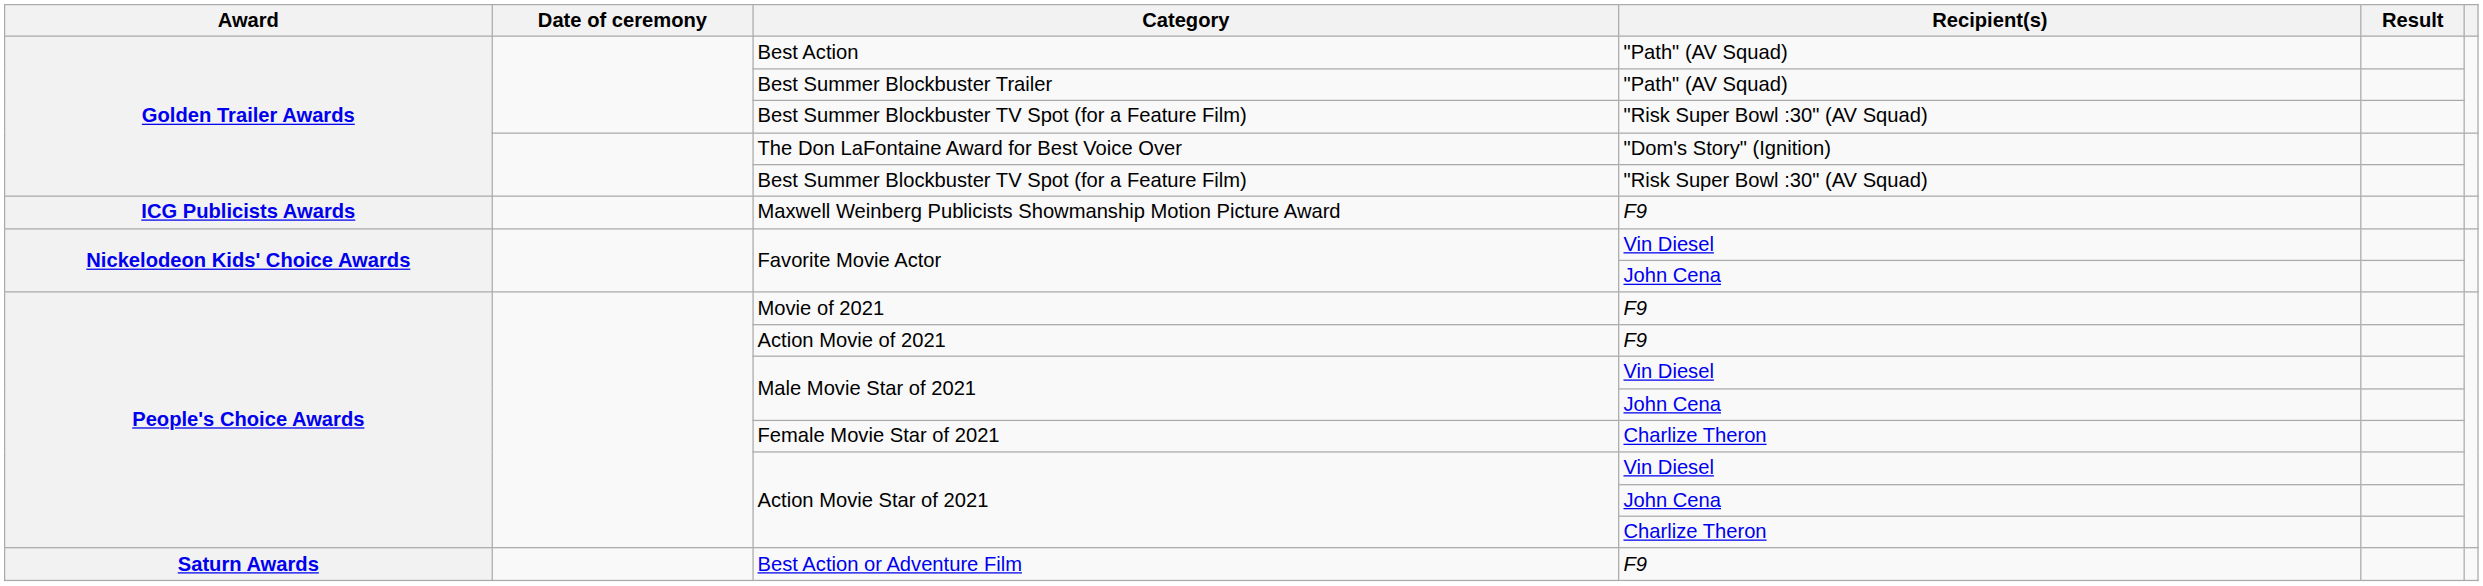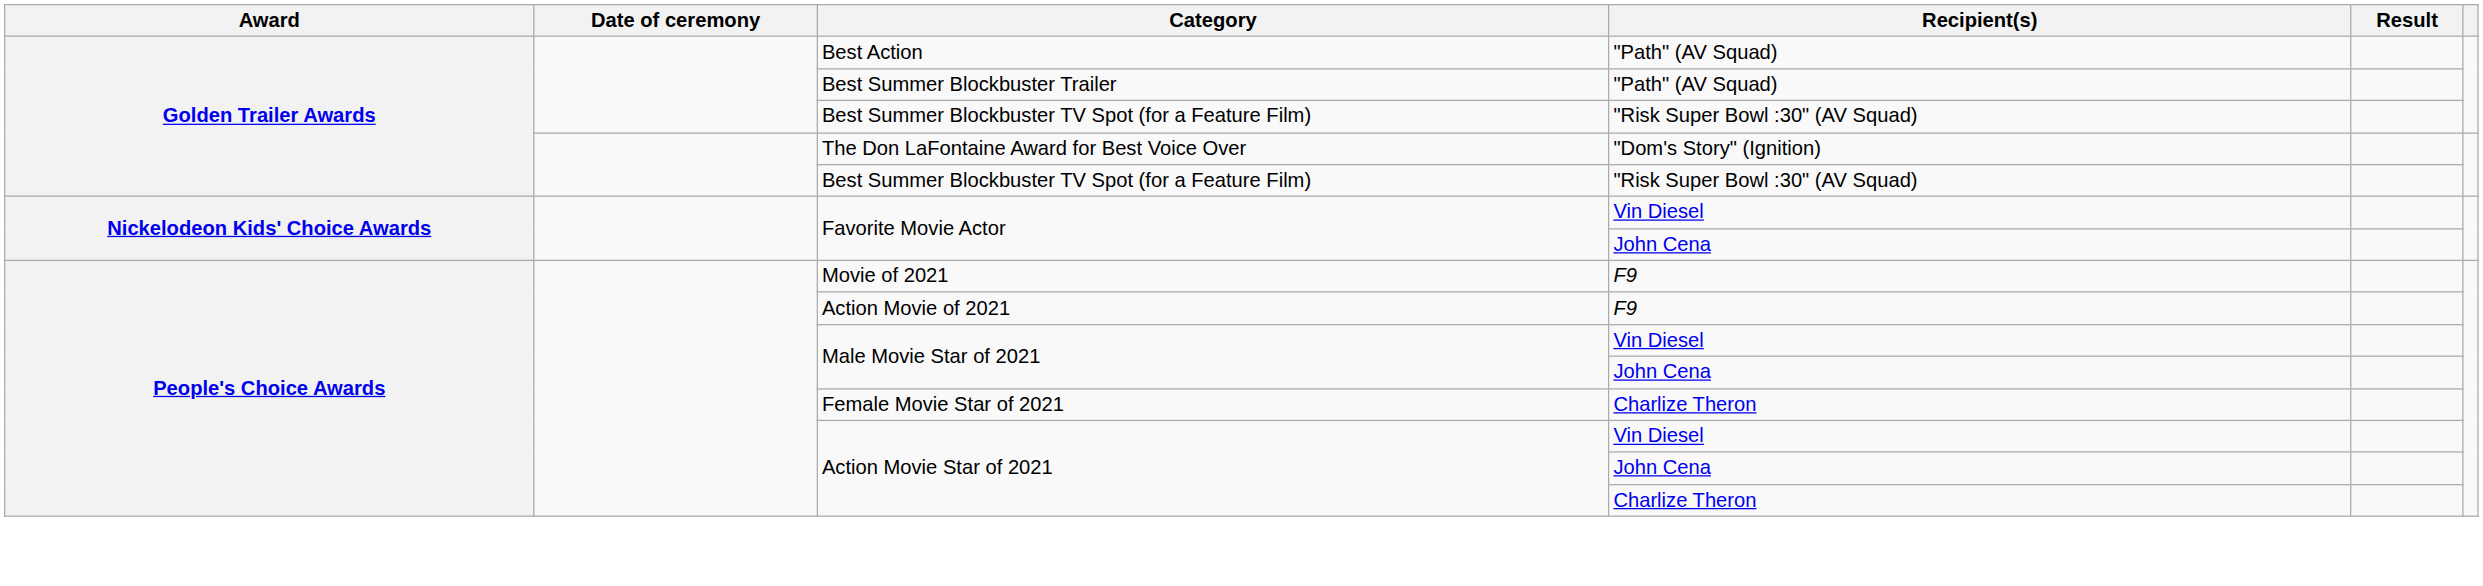- row: (1049, 212)
- row: (890, 564)
